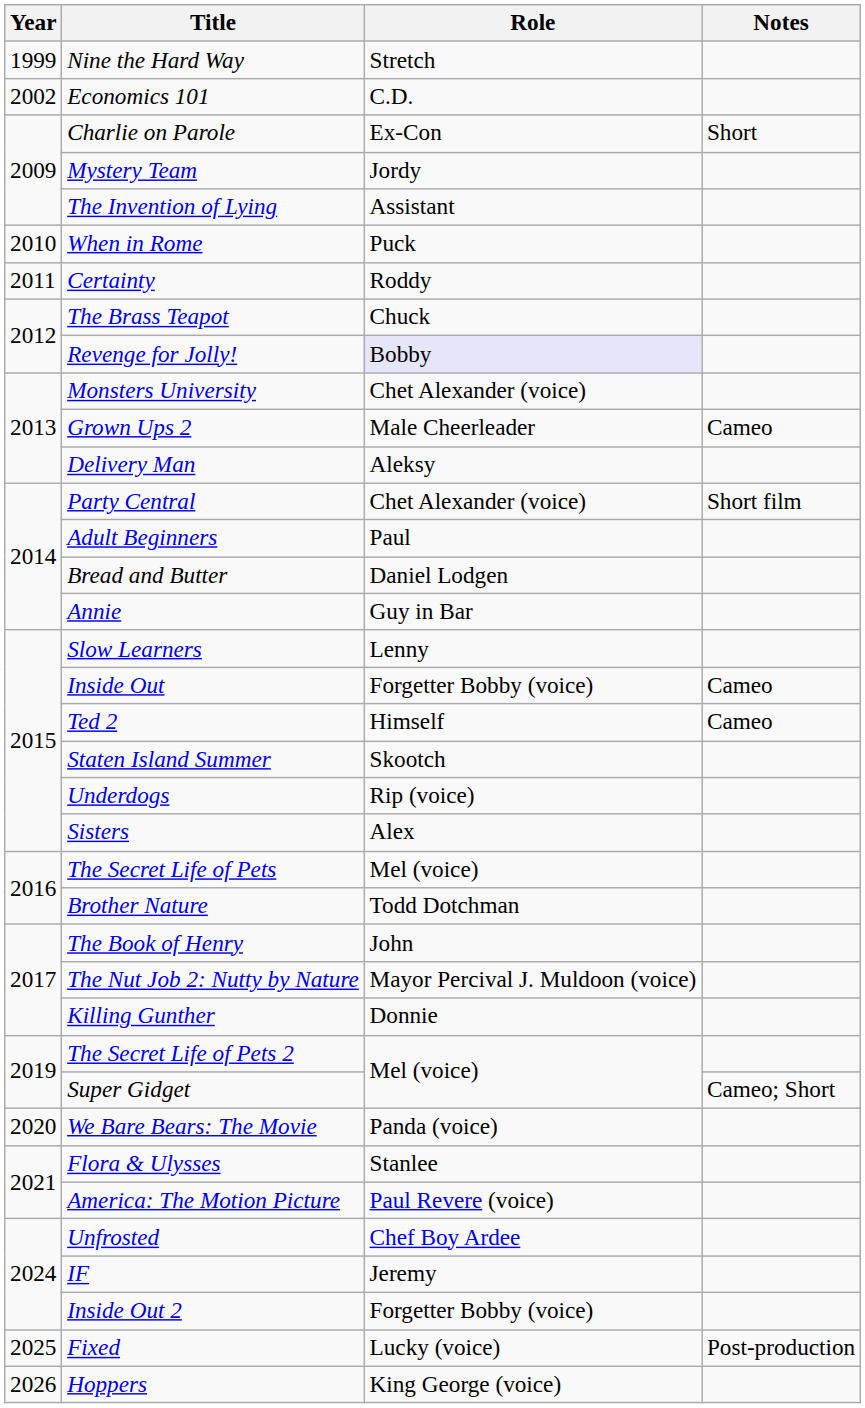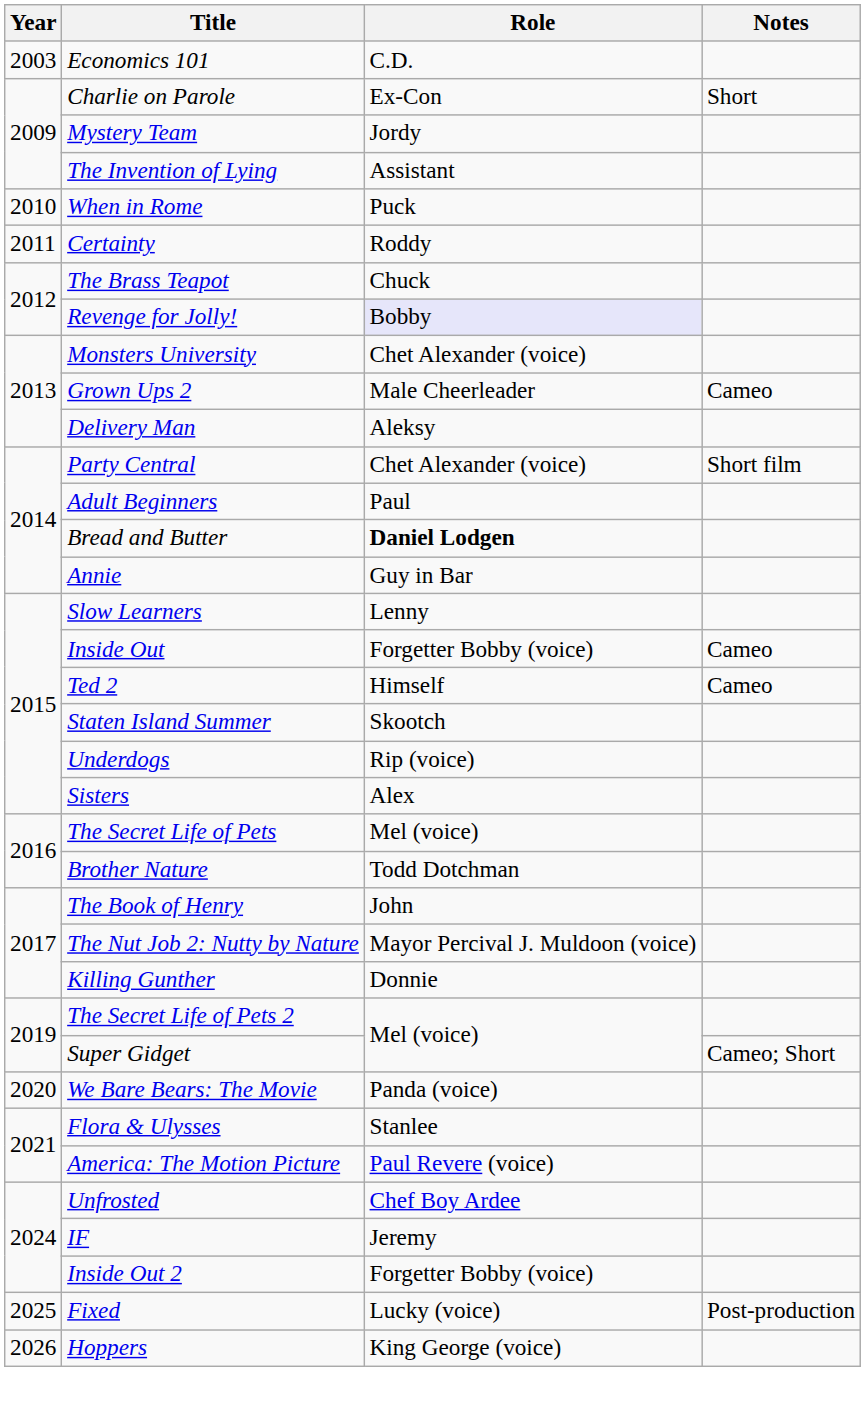- row: (156, 59)
(33, 96) 2002 -> (33, 59) 2003
(439, 574) normal -> (442, 538) bold
